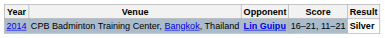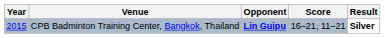(17, 26) 2014 -> (17, 26) 2015
